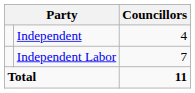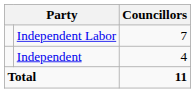rows swapped: (66, 56) <-> (49, 35)
